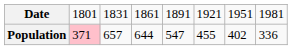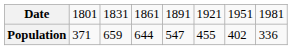(82, 34) pink background -> (82, 34) no background
(113, 34) 657 -> (113, 34) 659
